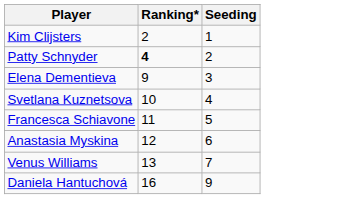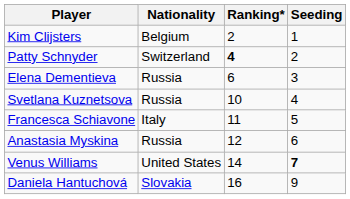+ column: (181, 15)
(145, 78) 9 -> (231, 78) 6
(149, 162) 13 -> (235, 162) 14
(209, 162) normal -> (295, 162) bold
